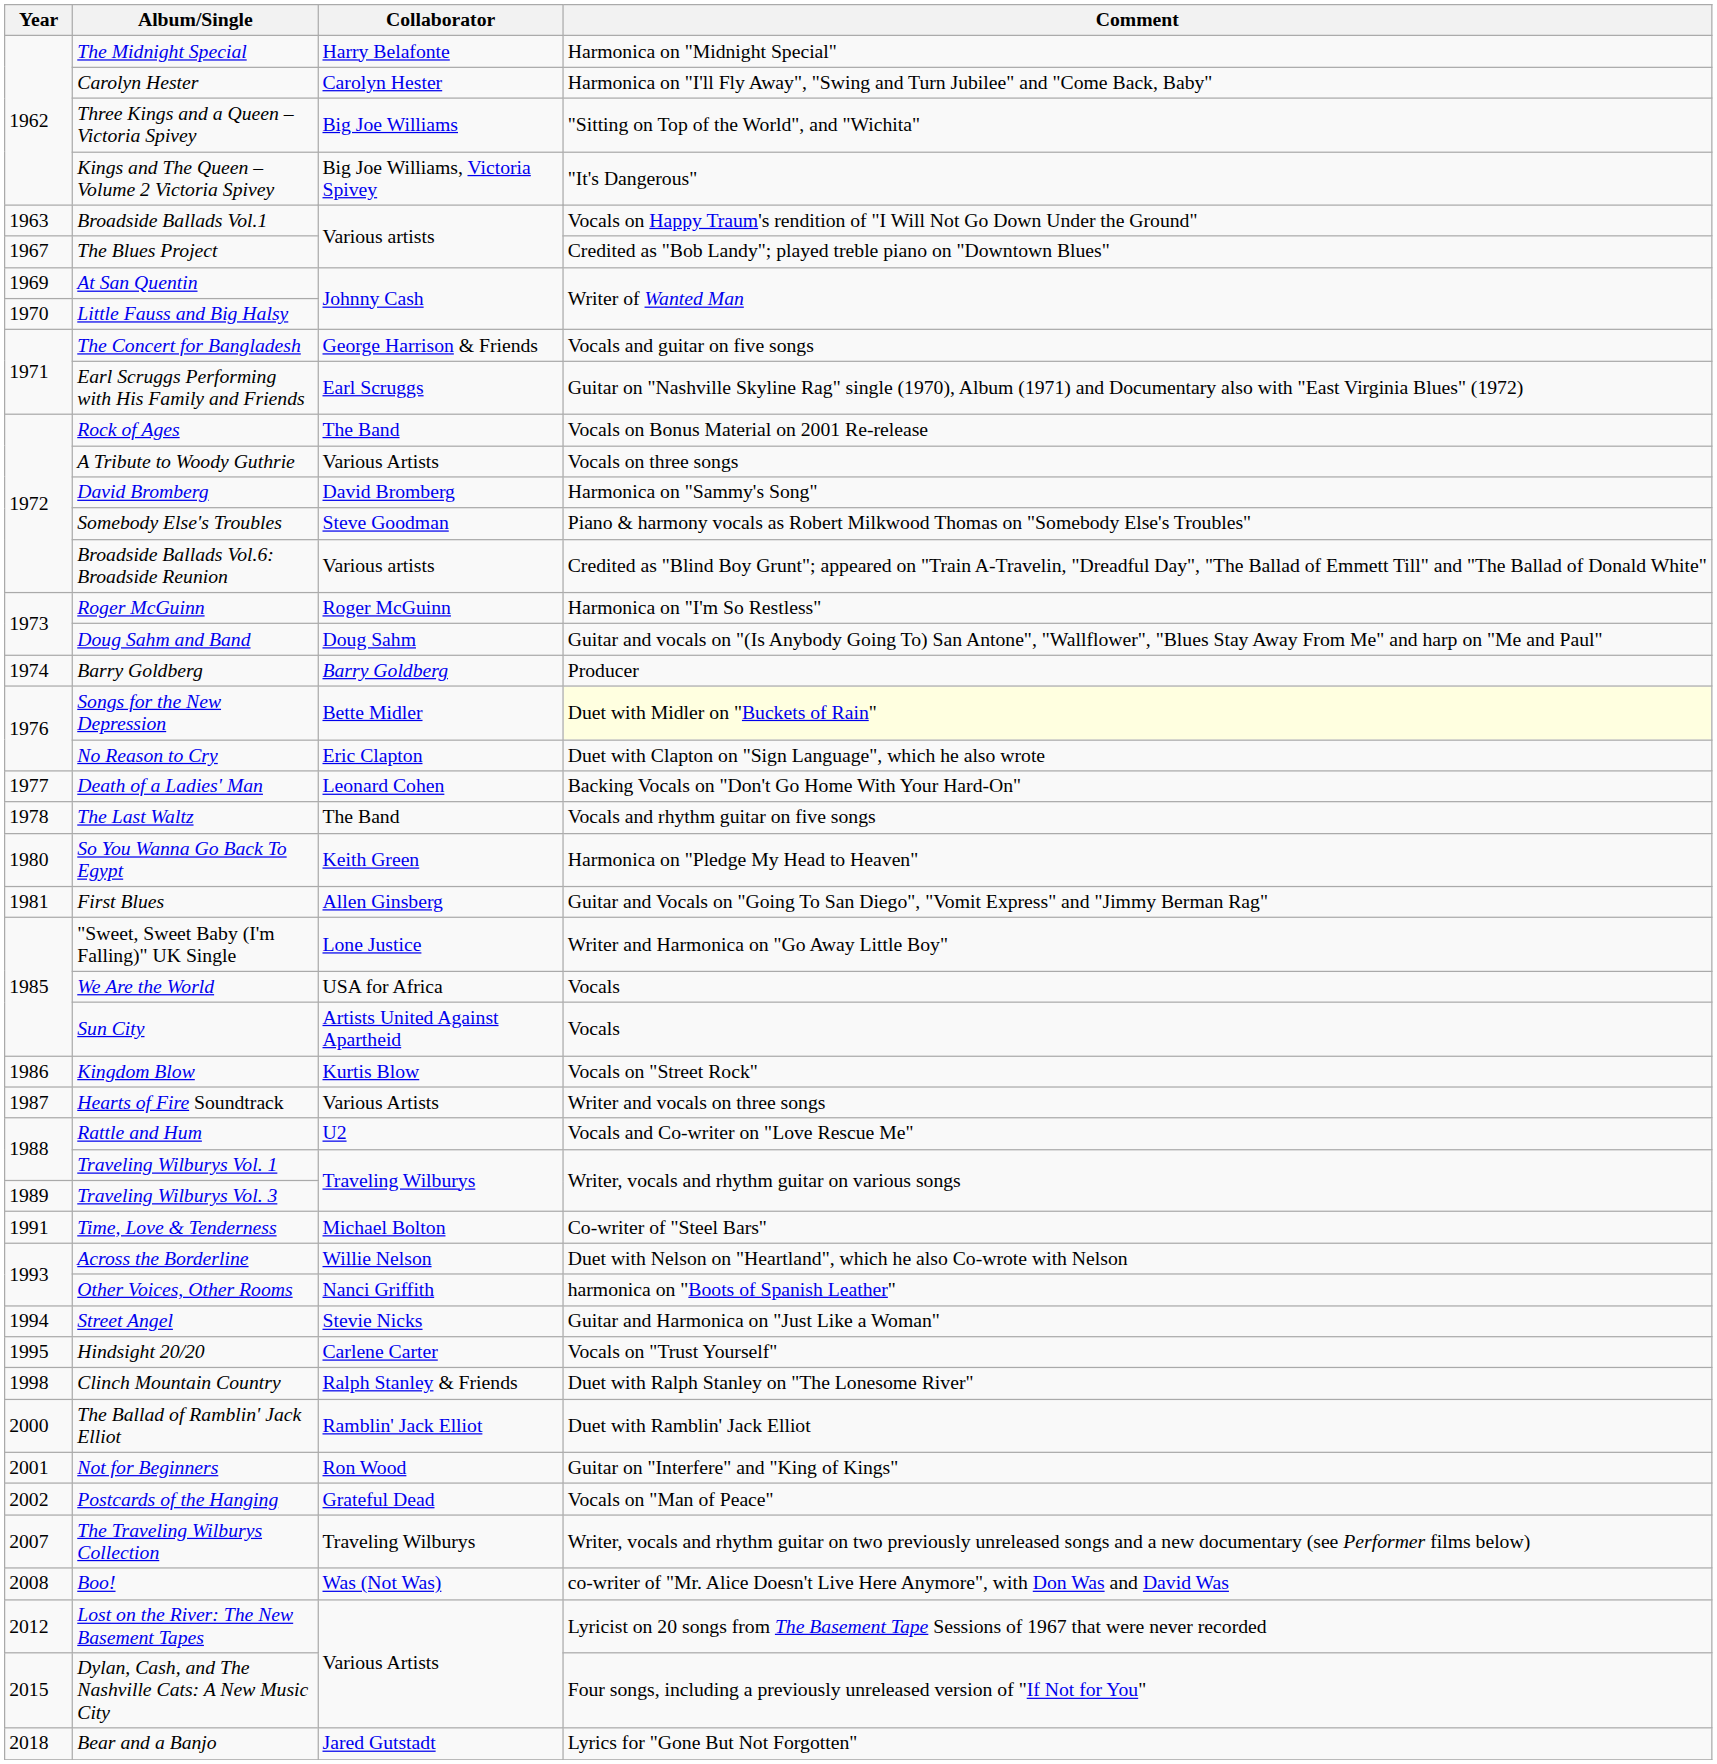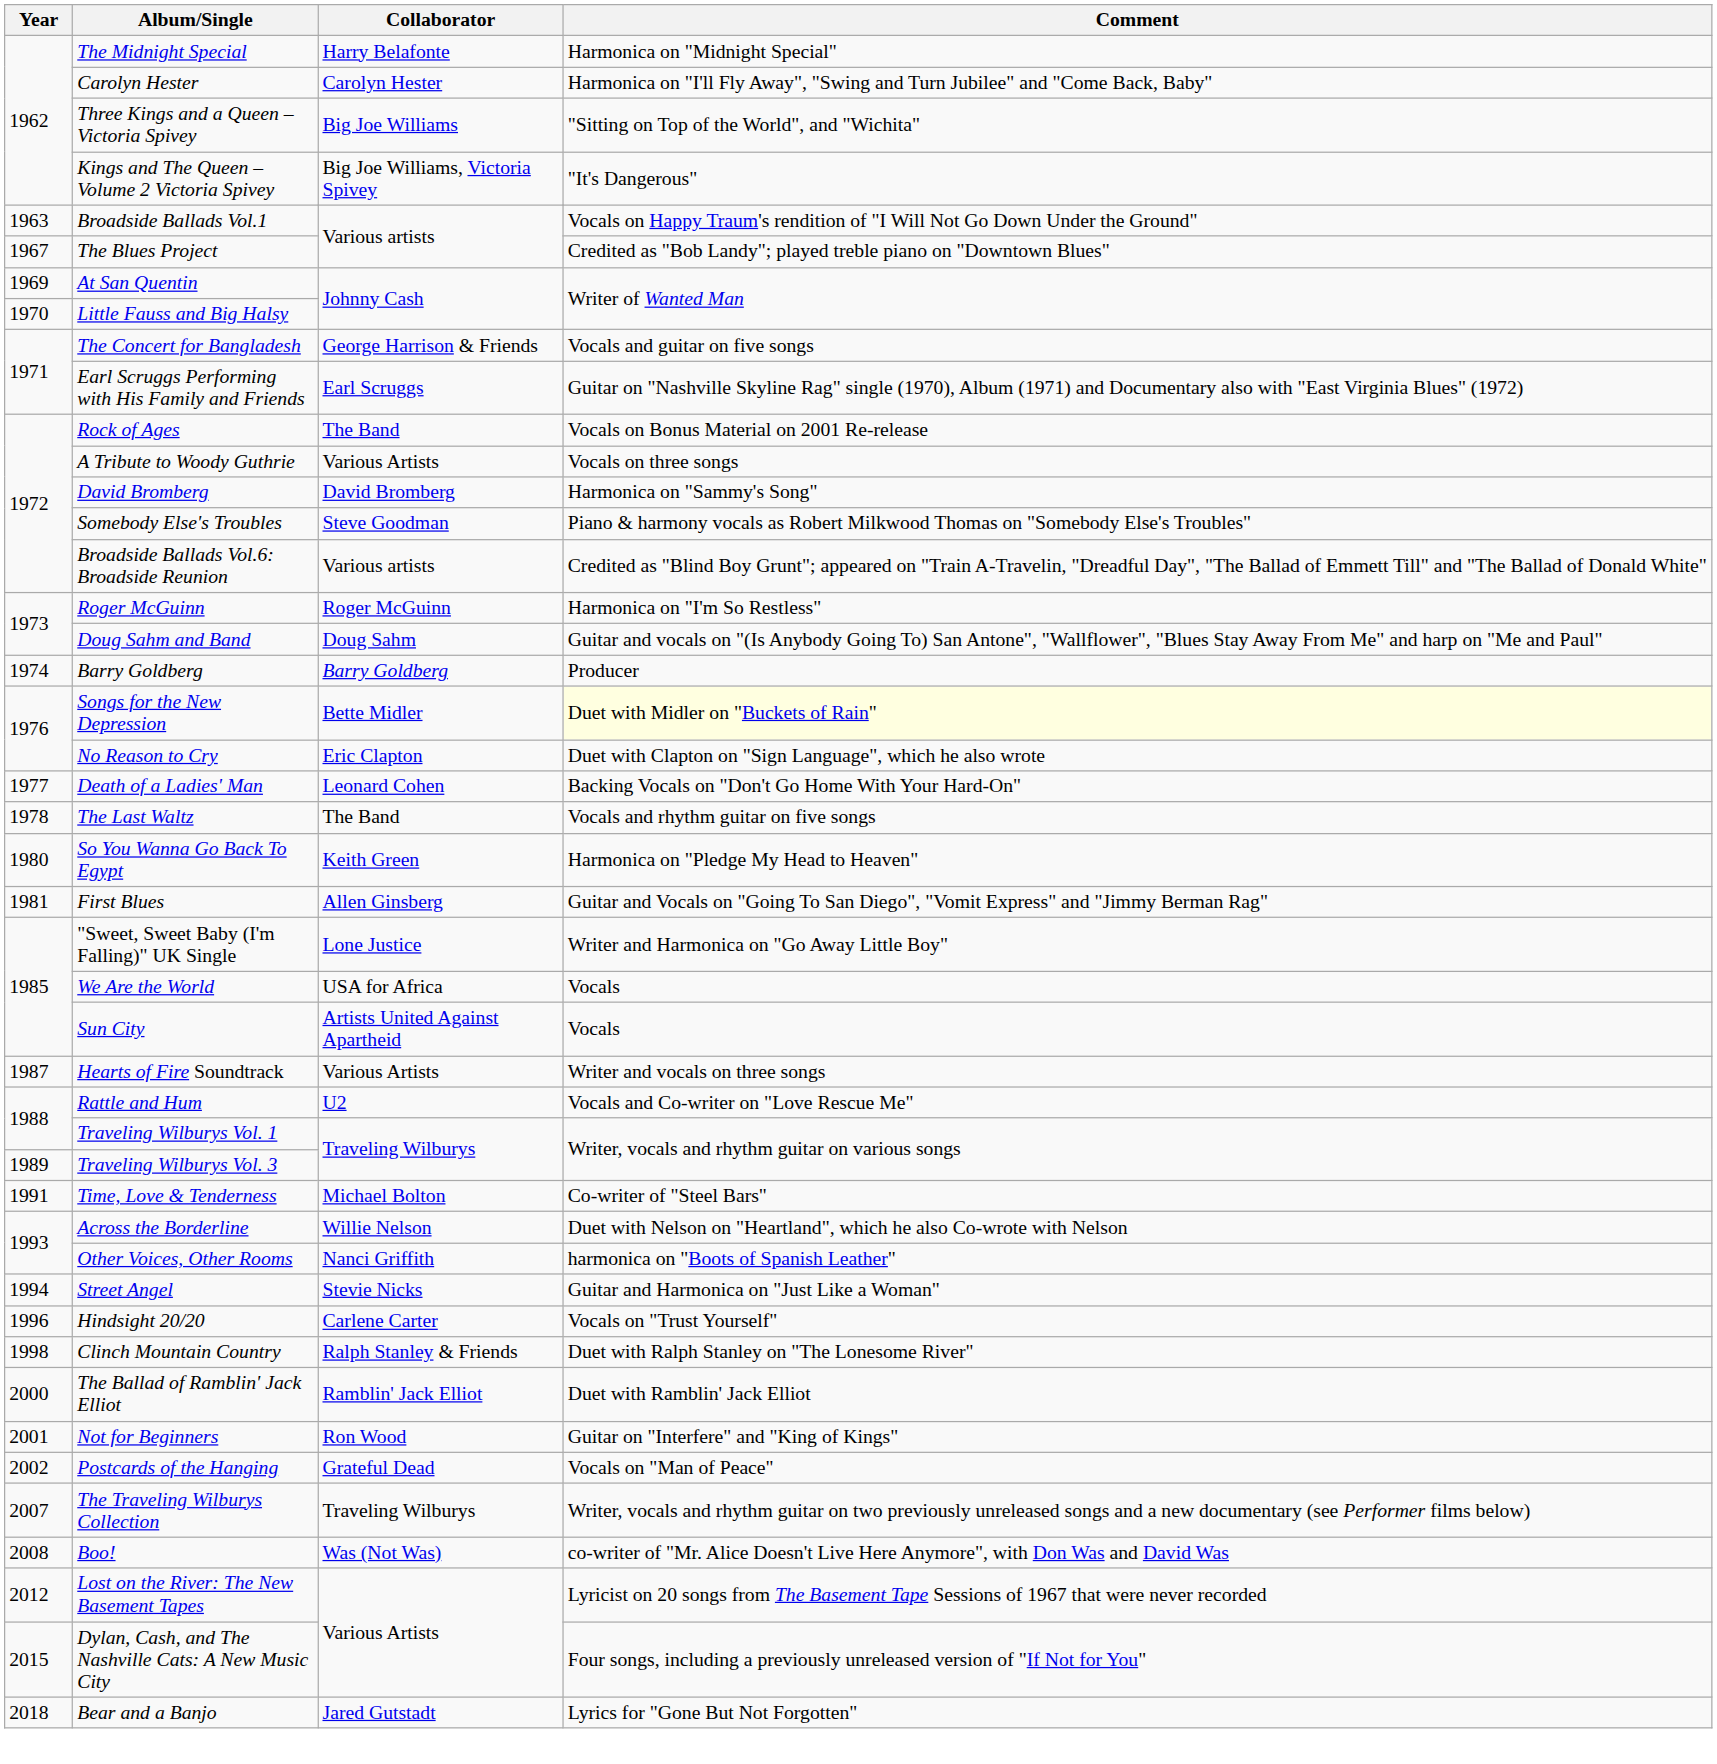- row: (136, 1071)
(29, 1352) 1995 -> (29, 1320) 1996
